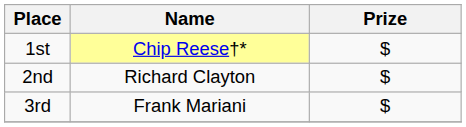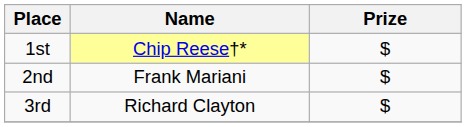(190, 77) Richard Clayton -> (190, 77) Frank Mariani
(190, 106) Frank Mariani -> (190, 106) Richard Clayton
